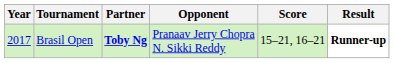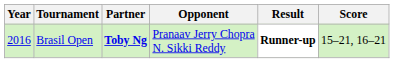columns swapped: (293, 14) <-> (358, 14)
(19, 41) 2017 -> (19, 41) 2016
